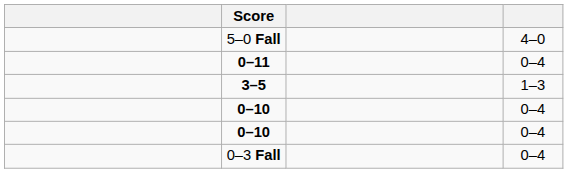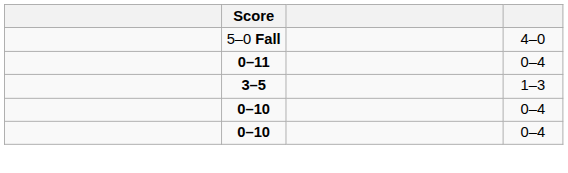- row: (254, 156)
